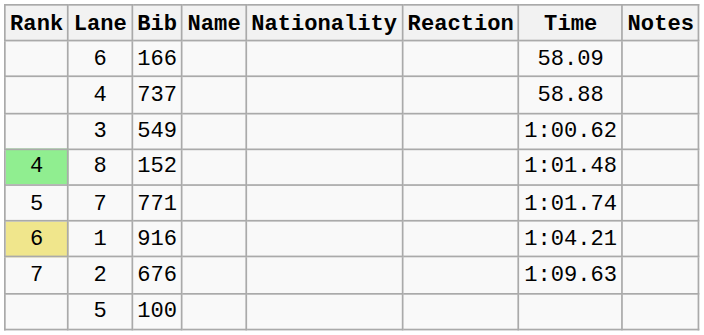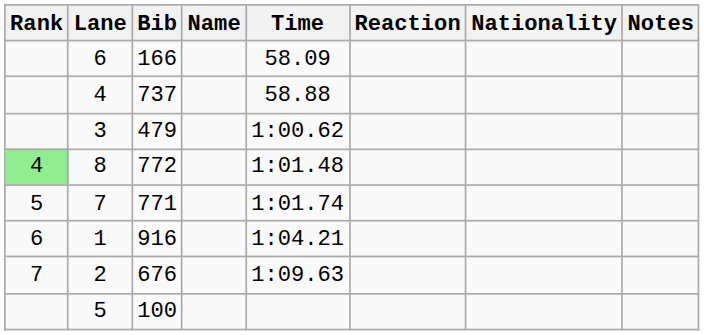columns swapped: (324, 23) <-> (571, 23)
(157, 131) 549 -> (157, 131) 479
(157, 167) 152 -> (157, 167) 772
(37, 239) khaki background -> (37, 239) no background
